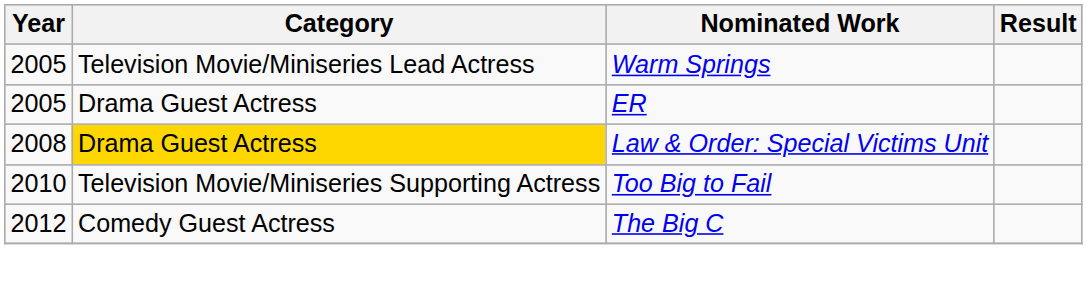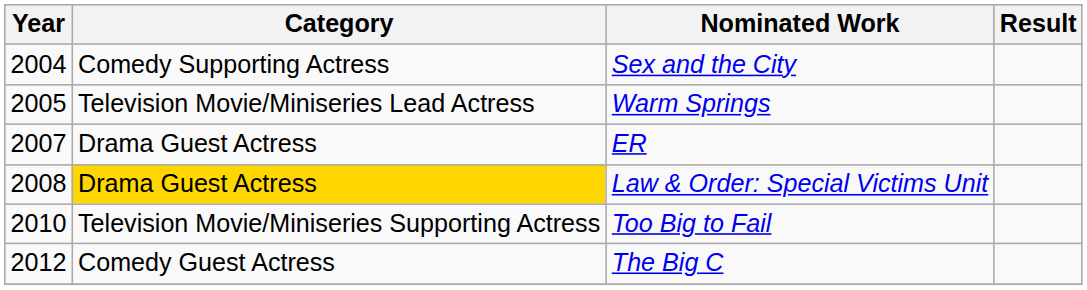+ row: (704, 64)
(39, 104) 2005 -> (39, 143) 2007
